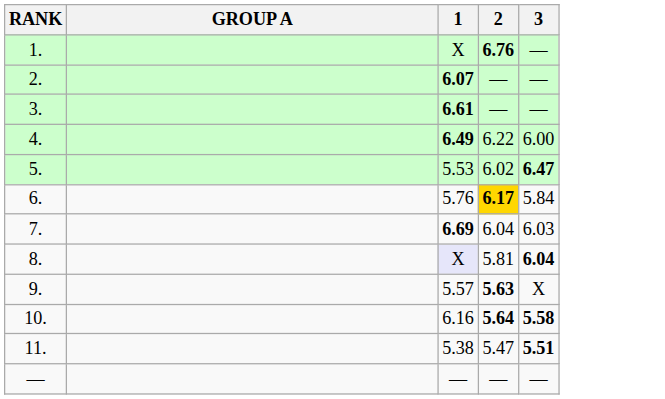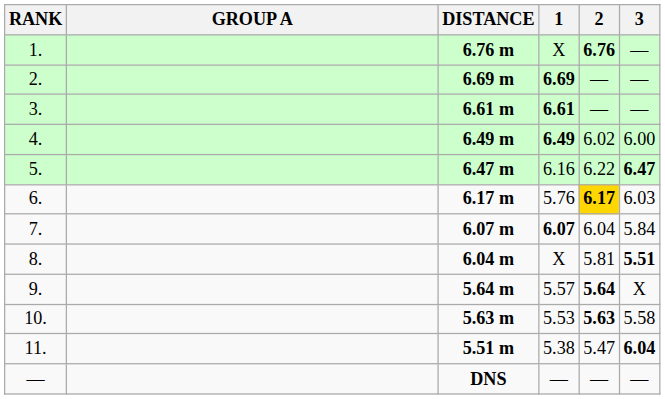+ column: (488, 19)
(458, 79) 6.07 -> (559, 79) 6.69
(498, 139) 6.22 -> (599, 139) 6.02
(458, 169) 5.53 -> (559, 169) 6.16
(498, 169) 6.02 -> (599, 169) 6.22
(539, 199) 5.84 -> (639, 199) 6.03
(458, 229) 6.69 -> (559, 229) 6.07
(539, 229) 6.03 -> (639, 229) 5.84
(458, 259) lavender background -> (559, 259) no background
(539, 259) 6.04 -> (639, 259) 5.51
(498, 289) 5.63 -> (599, 289) 5.64
(458, 319) 6.16 -> (559, 319) 5.53
(498, 319) 5.64 -> (599, 319) 5.63
(539, 319) bold -> (639, 319) normal
(539, 349) 5.51 -> (639, 349) 6.04
